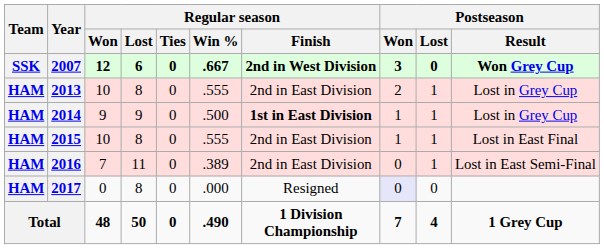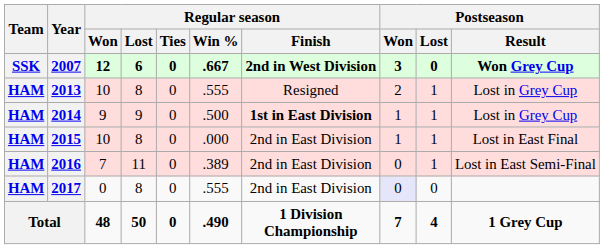(311, 90) 2nd in East Division -> (311, 90) Resigned
(216, 139) .555 -> (216, 139) .000
(216, 188) .000 -> (216, 188) .555
(311, 188) Resigned -> (311, 188) 2nd in East Division
